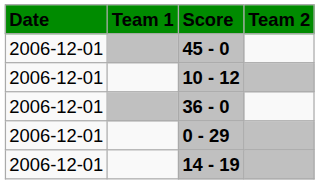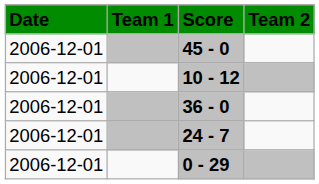+ row: (206, 136)
- row: (211, 165)
